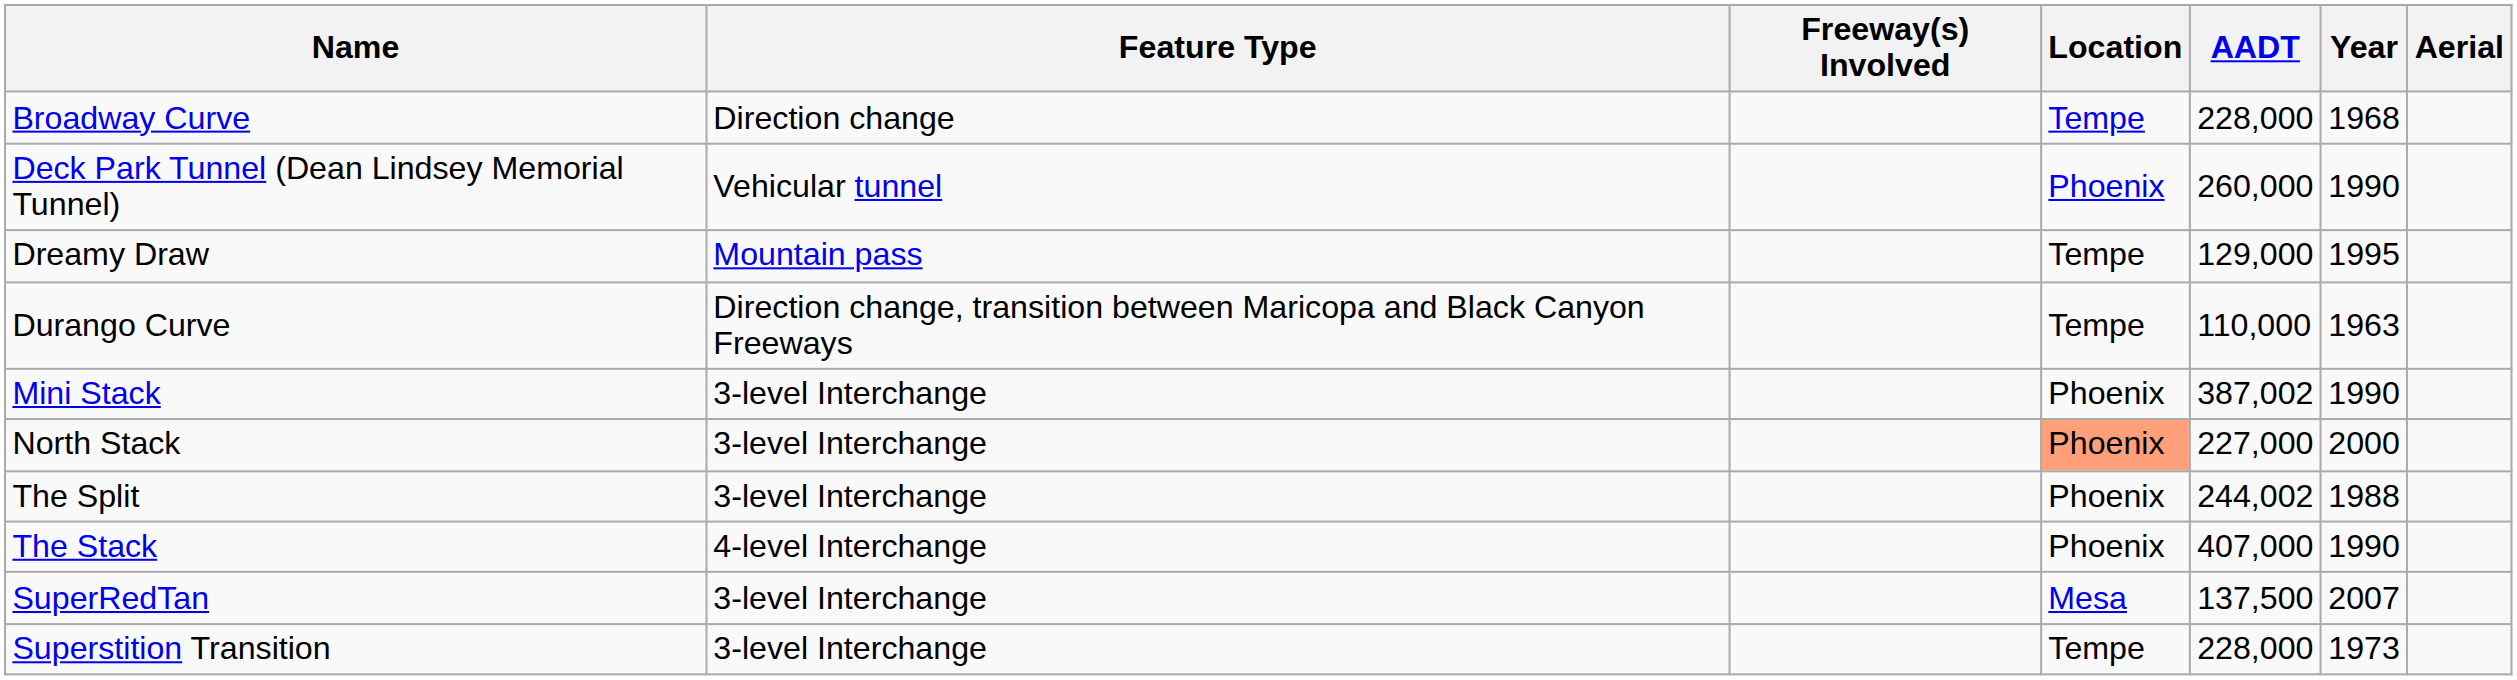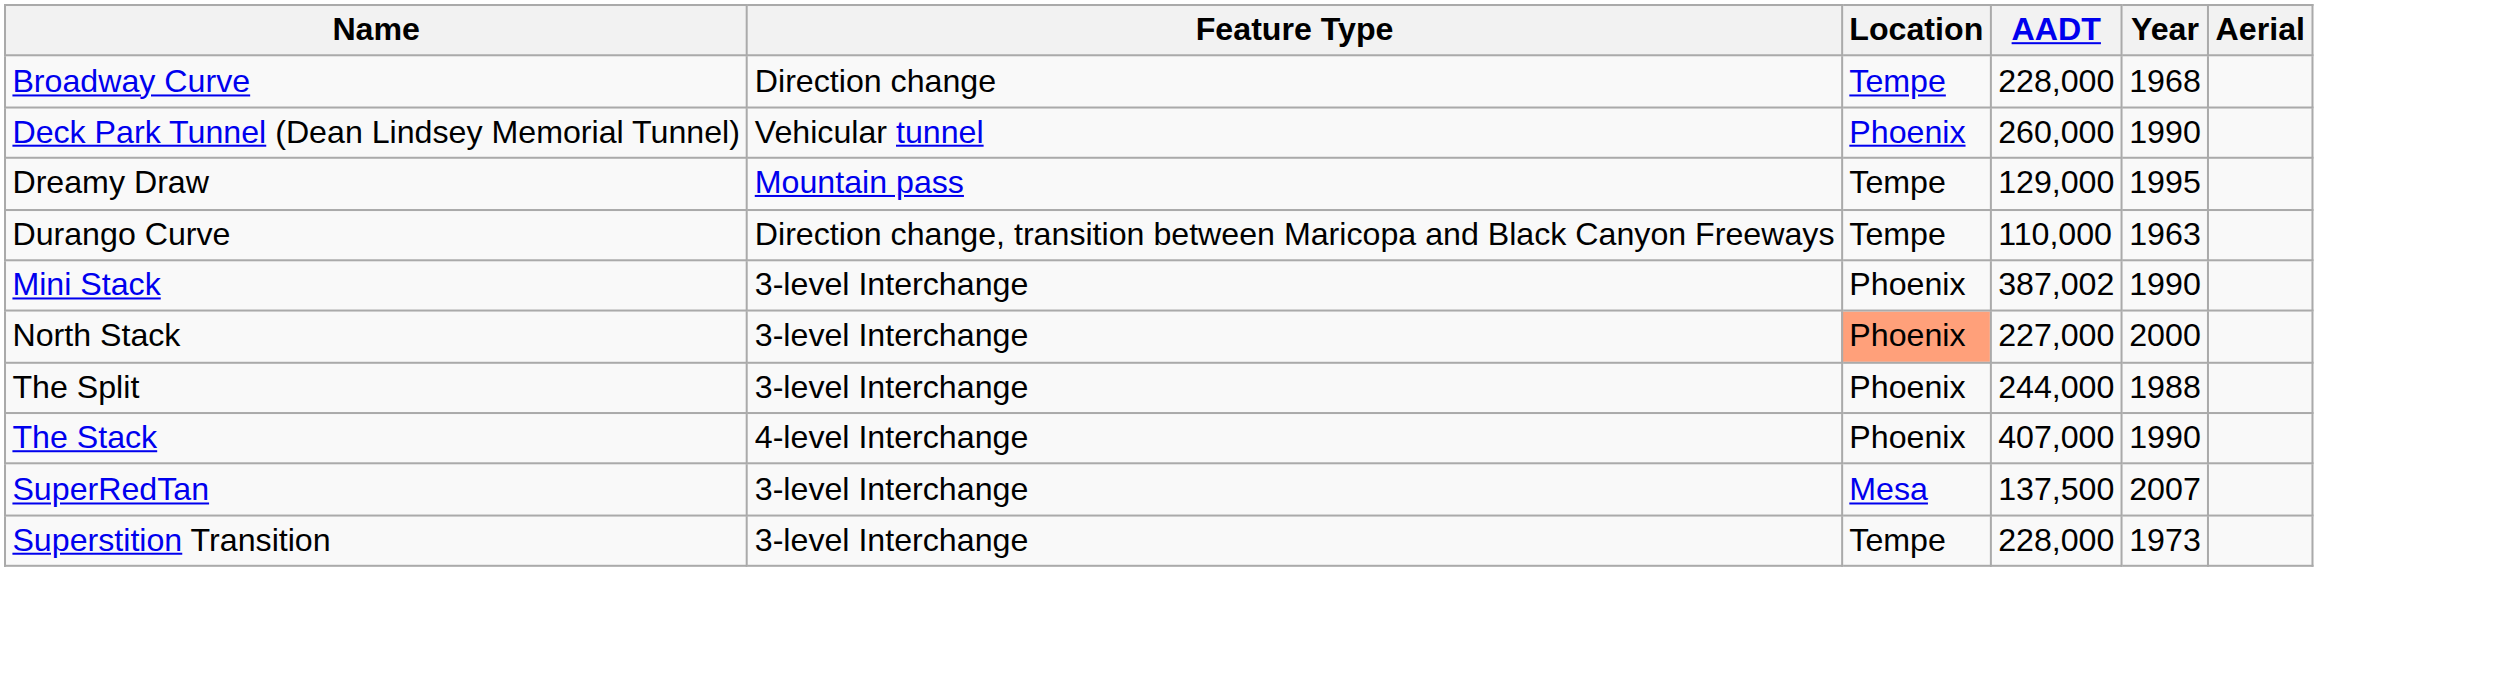- column: (1885, 48)
(2255, 495) 244,002 -> (2056, 387) 244,000
